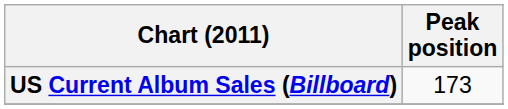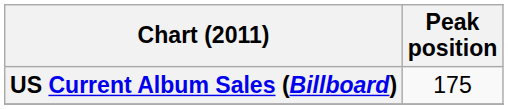(453, 85) 173 -> (453, 85) 175
